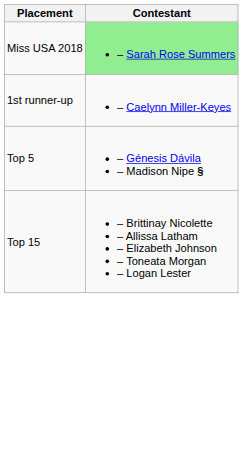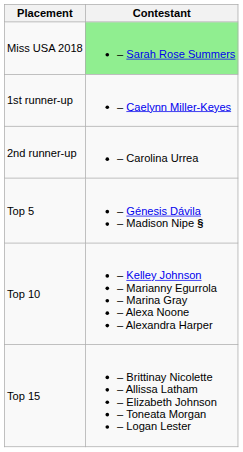+ row: (42, 152)
+ row: (24, 294)
